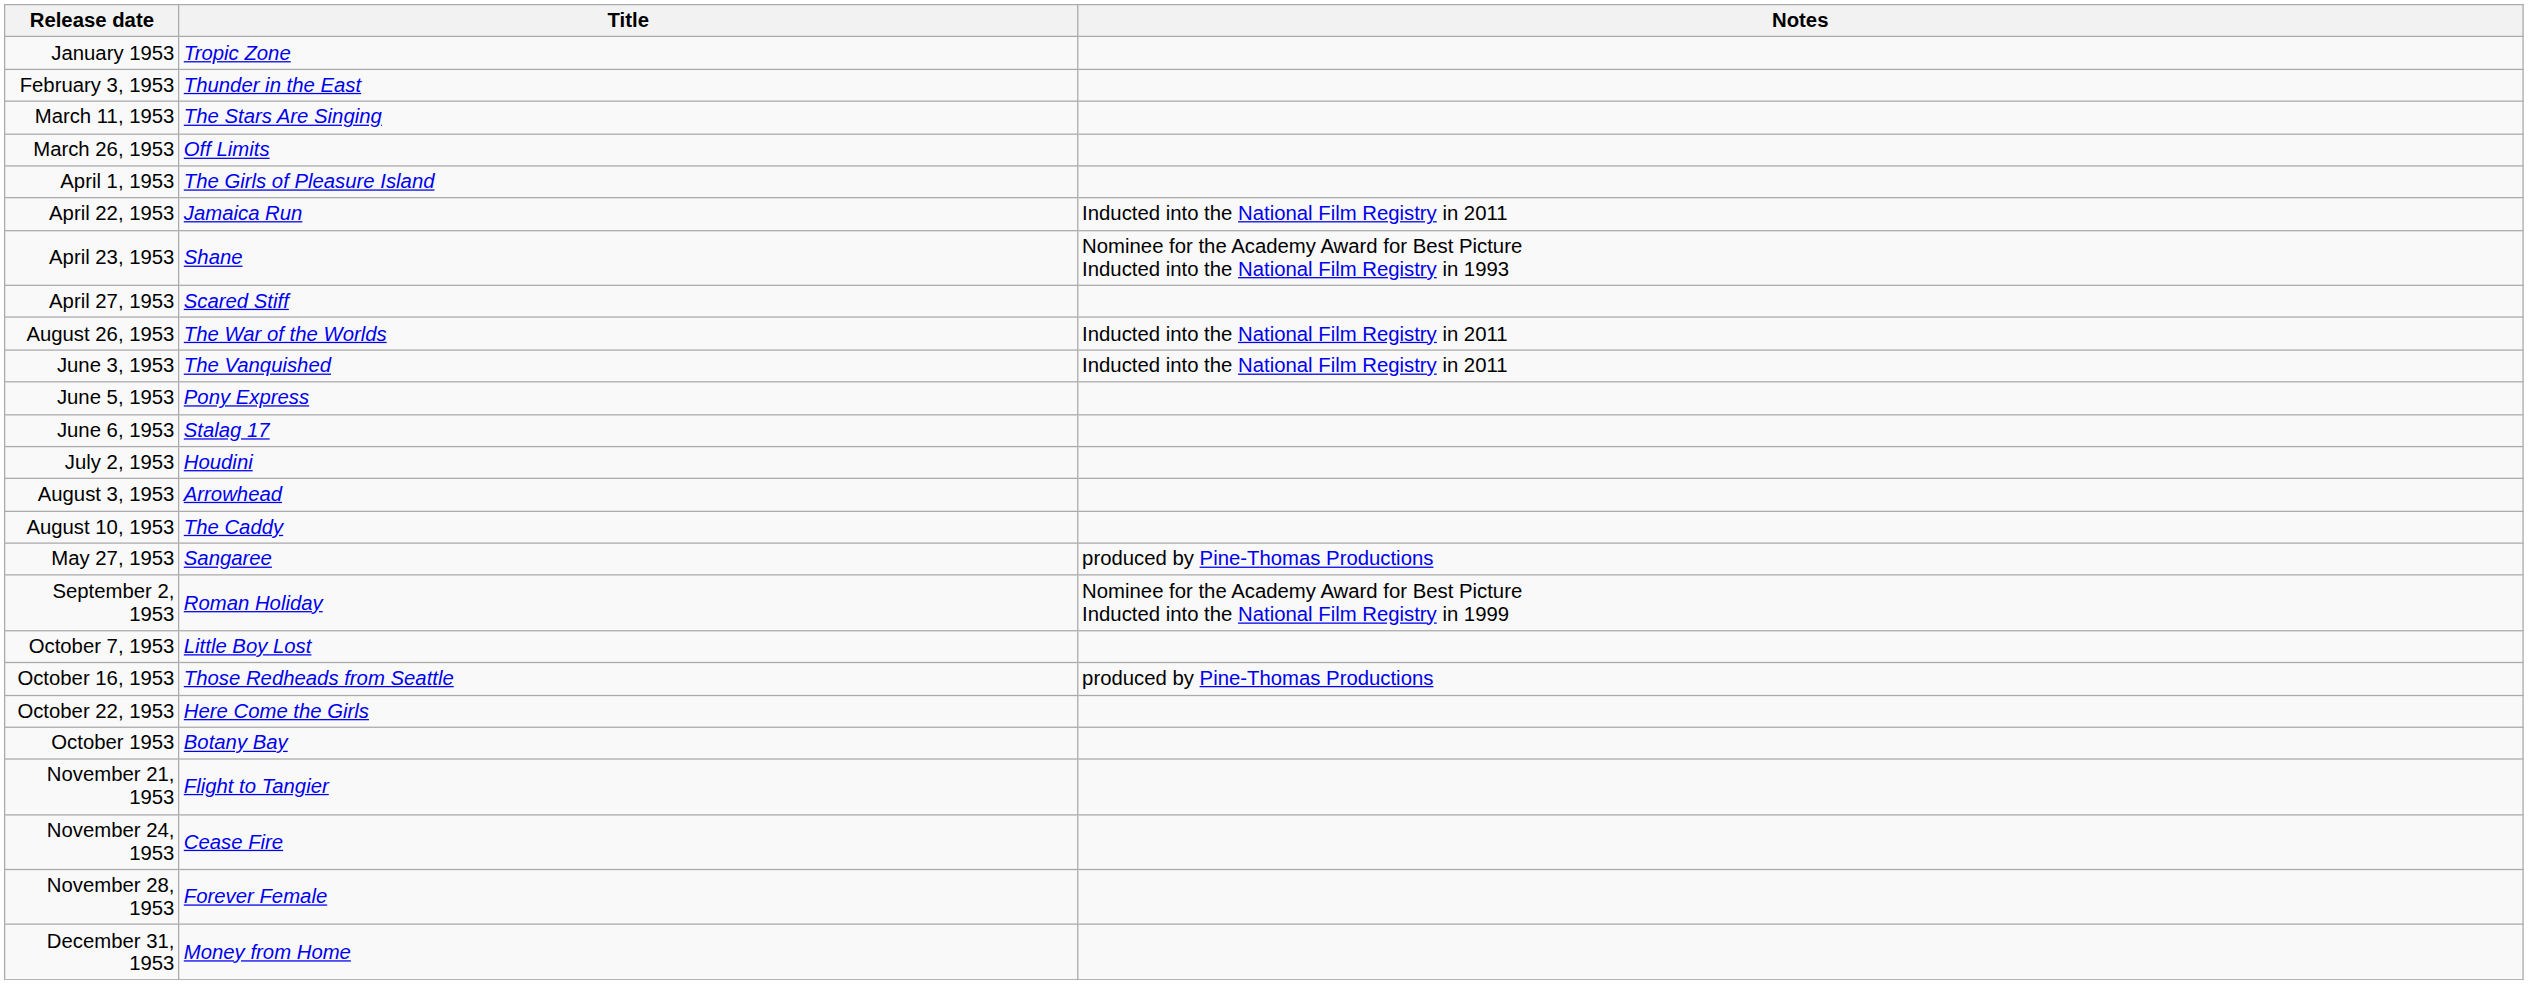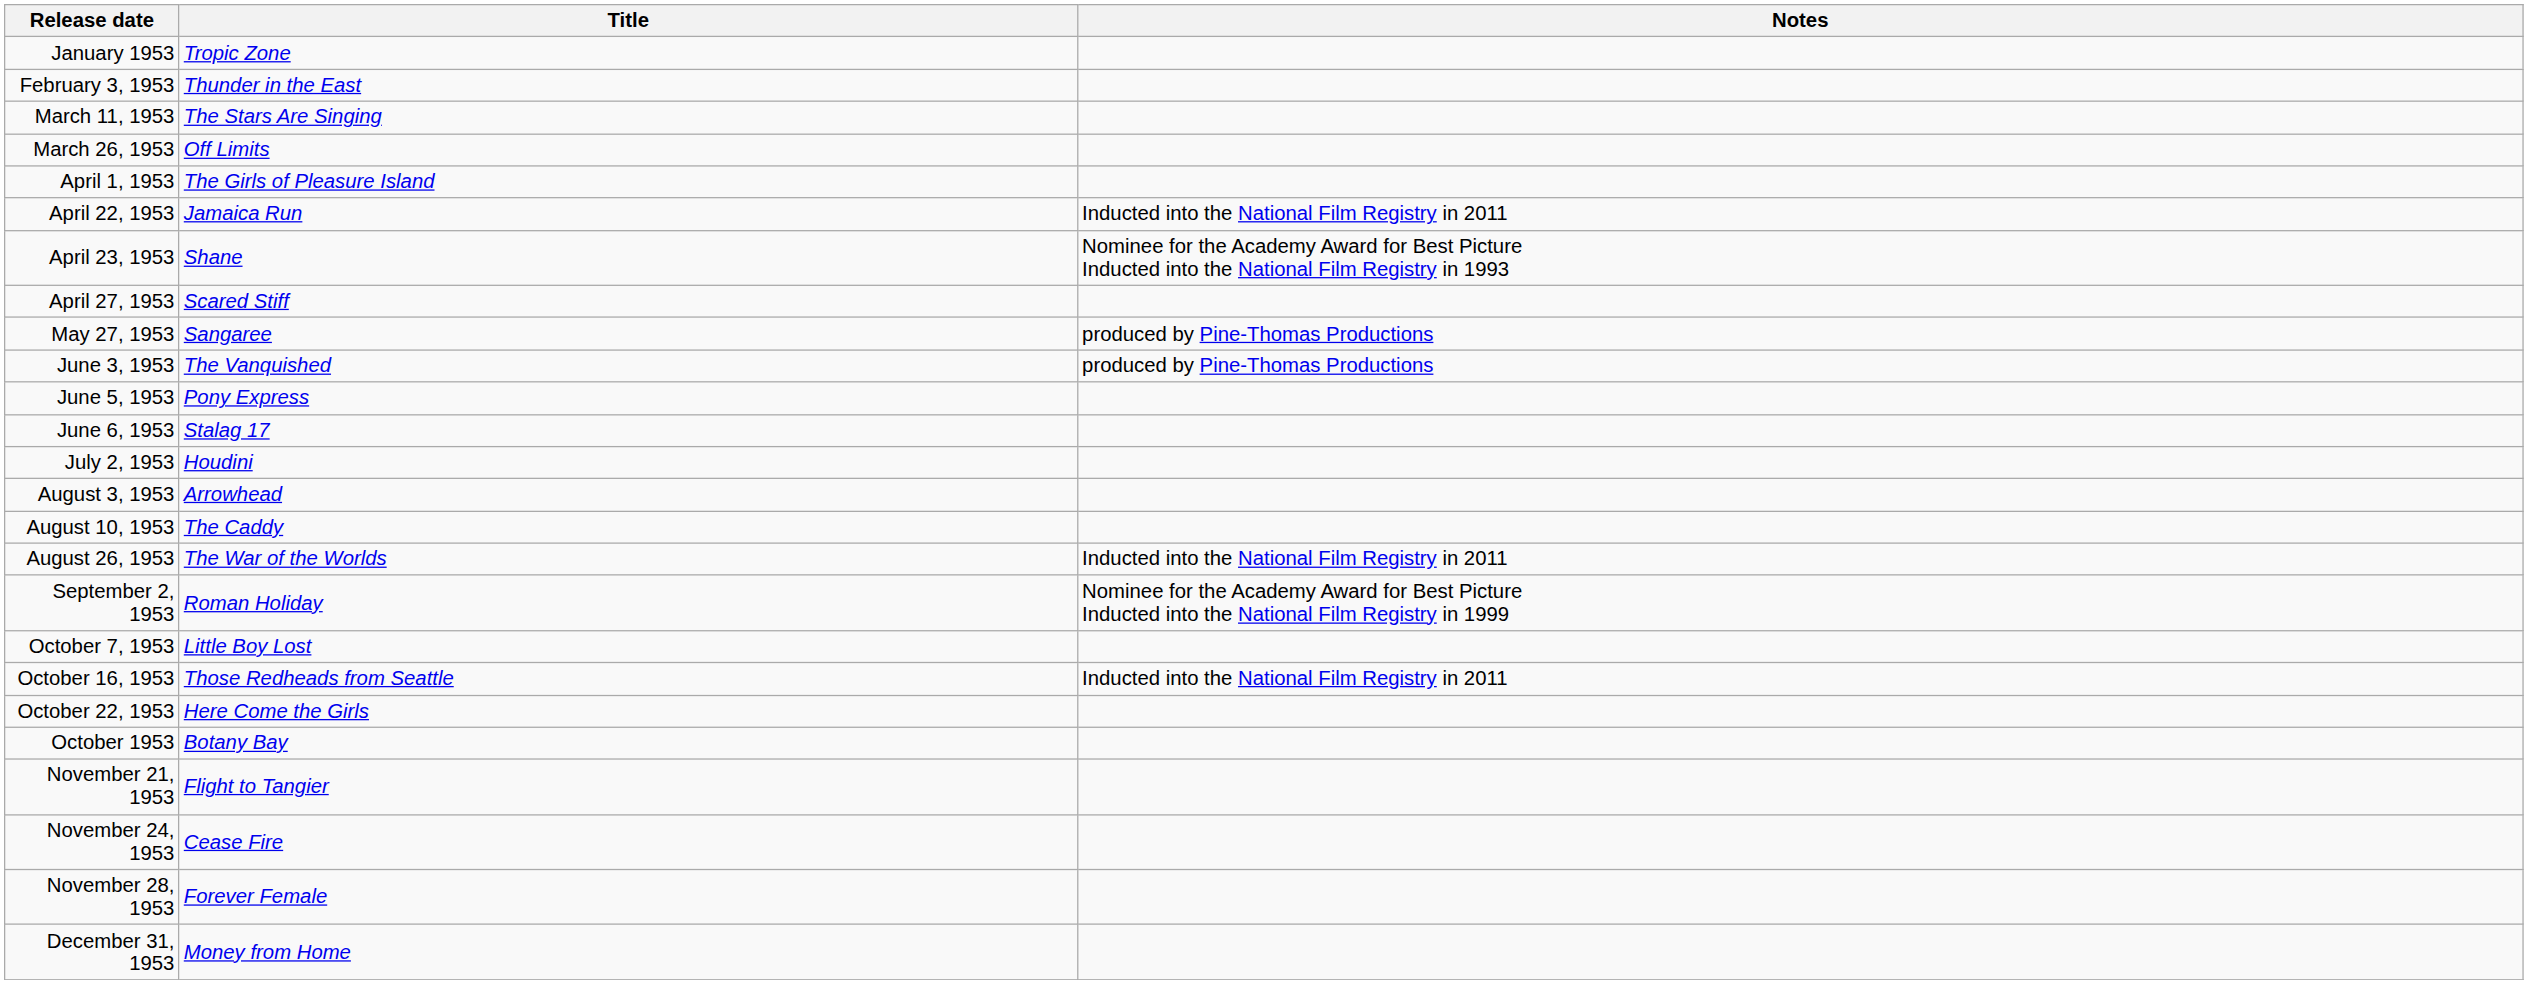rows swapped: (113, 559) <-> (100, 333)
(1295, 365) Inducted into the National Film Registry in 2011 -> (1258, 365) produced by Pine-Thomas Productions
(1258, 678) produced by Pine-Thomas Productions -> (1295, 678) Inducted into the National Film Registry in 2011
